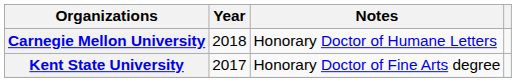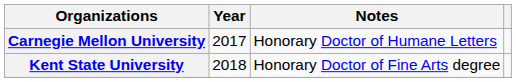(229, 41) 2018 -> (229, 41) 2017
(229, 65) 2017 -> (229, 65) 2018
